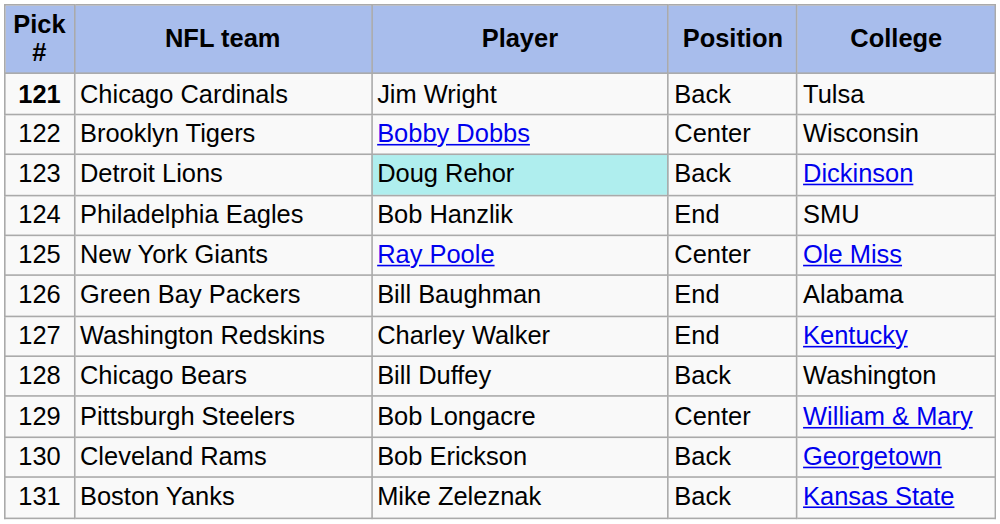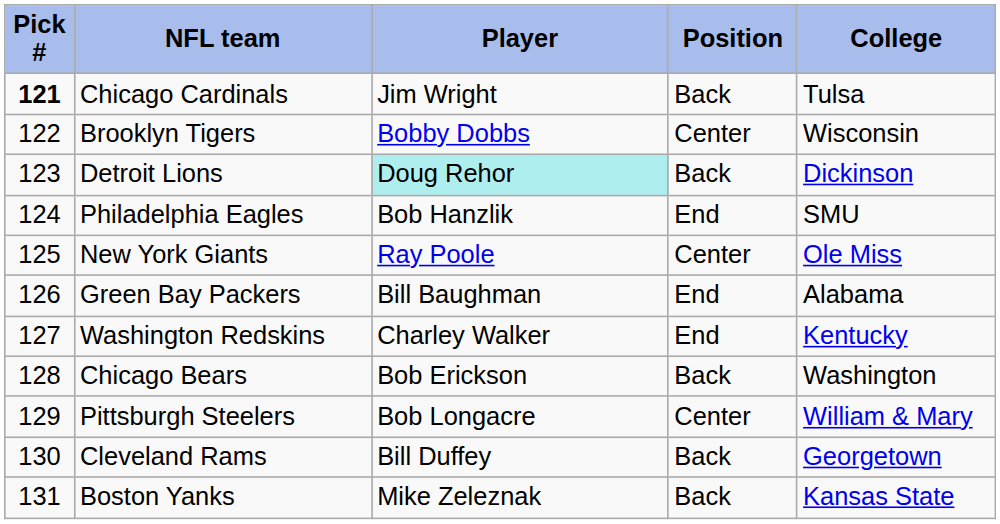(434, 376) Bill Duffey -> (452, 376) Bob Erickson
(452, 456) Bob Erickson -> (434, 456) Bill Duffey
